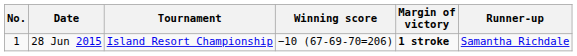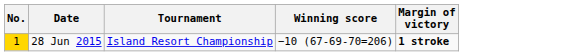- column: (515, 19)
(17, 43) no background -> (17, 43) gold background
